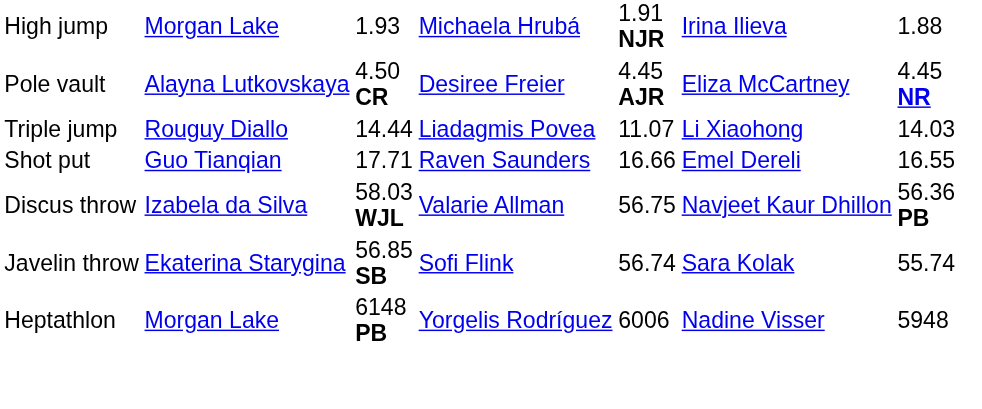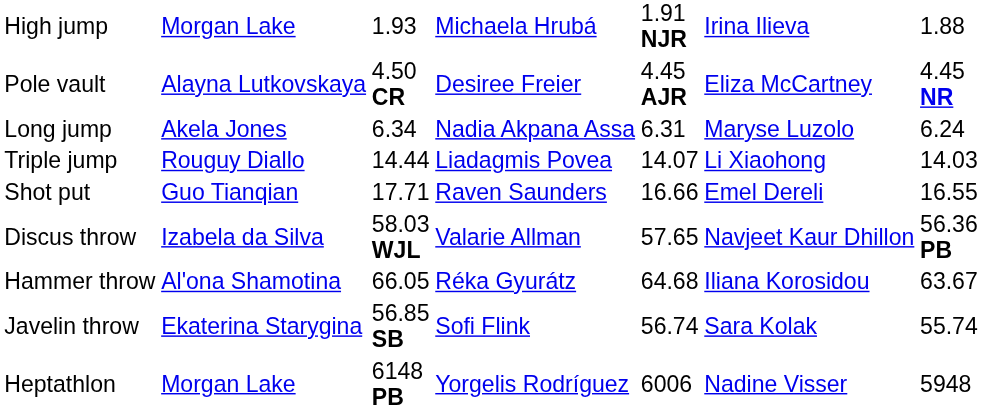+ row: (58, 129)
(646, 129) 11.07 -> (670, 160) 14.07
(647, 205) 56.75 -> (670, 237) 57.65
+ row: (80, 281)
